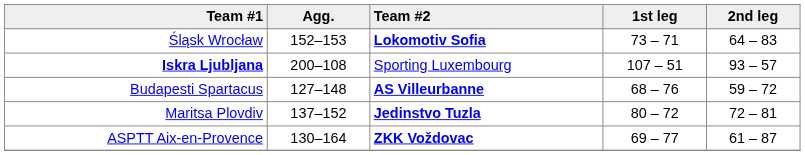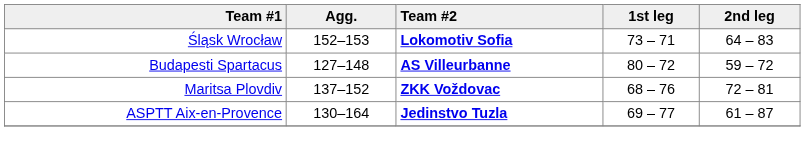- row: (213, 65)
(655, 89) 68 – 76 -> (651, 65) 80 – 72
(427, 113) Jedinstvo Tuzla -> (450, 89) ZKK Voždovac
(655, 113) 80 – 72 -> (651, 89) 68 – 76
(424, 138) ZKK Voždovac -> (454, 113) Jedinstvo Tuzla
